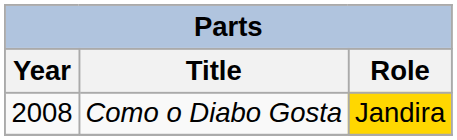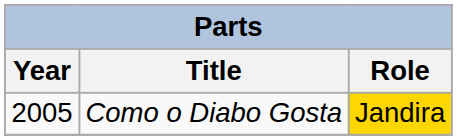(42, 114) 2008 -> (42, 114) 2005
